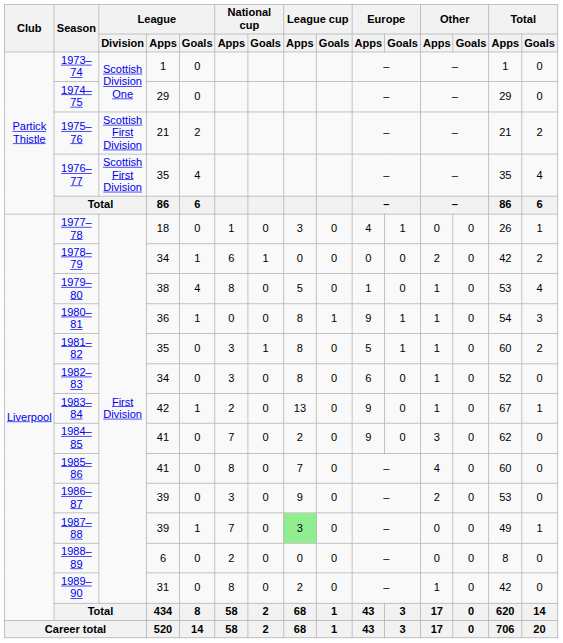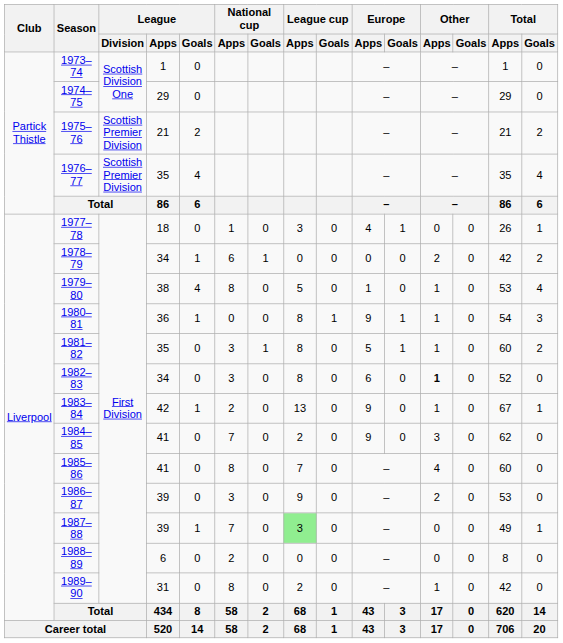(123, 132) Scottish First Division -> (123, 132) Scottish Premier Division
(123, 175) Scottish First Division -> (123, 175) Scottish Premier Division
(437, 378) normal -> (437, 378) bold
